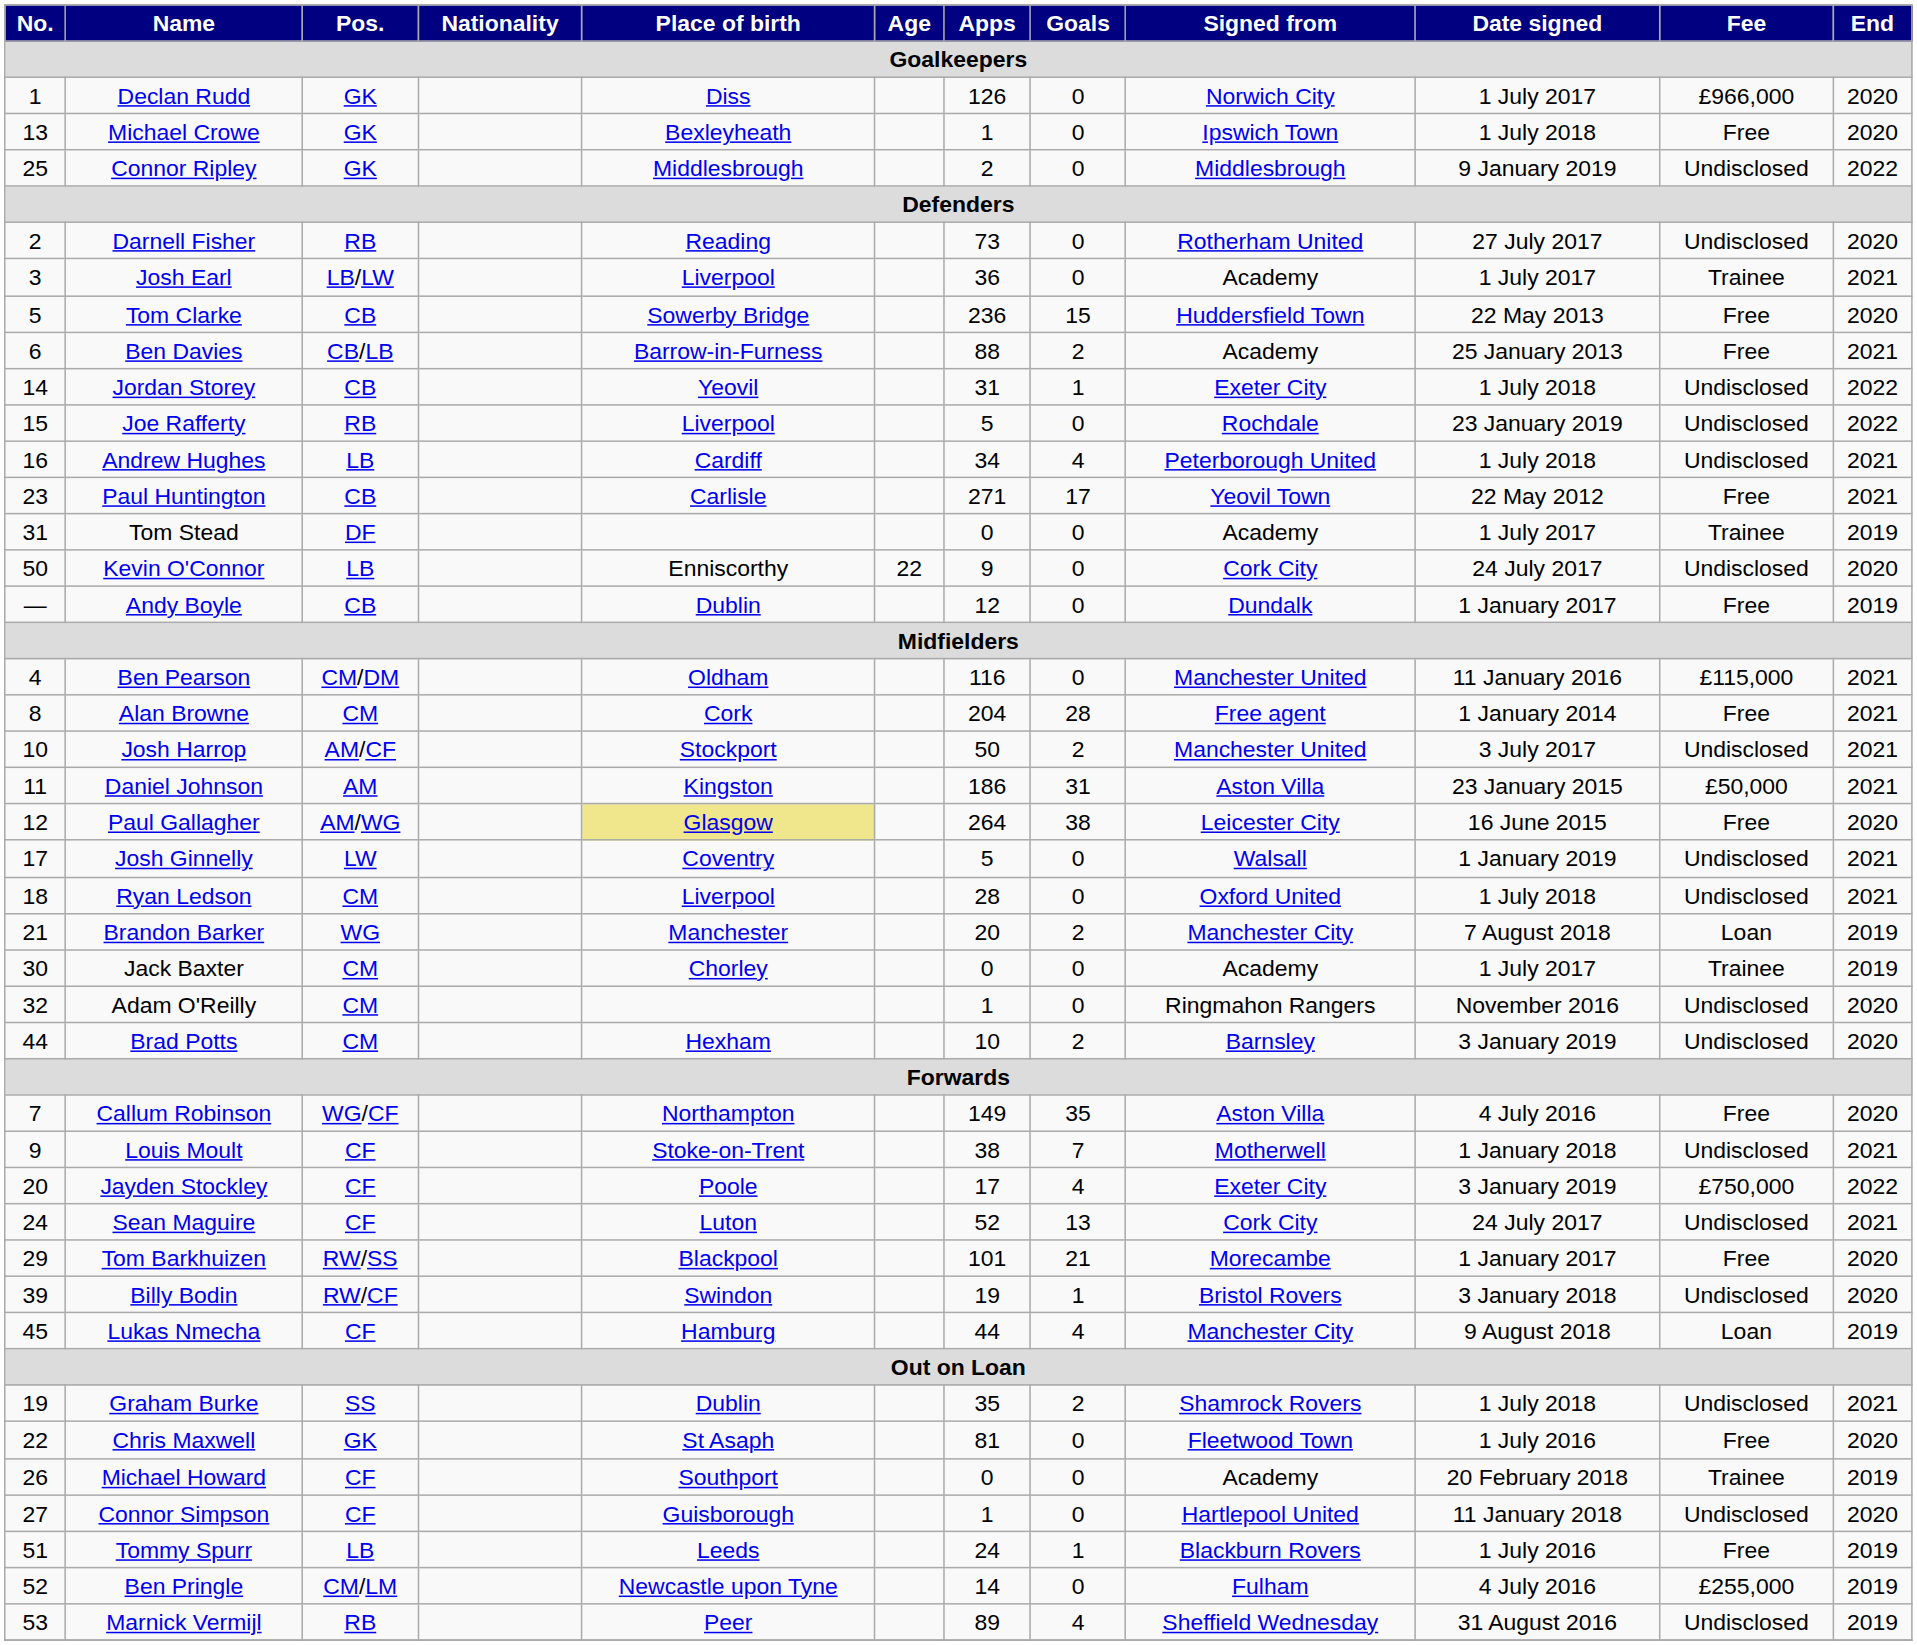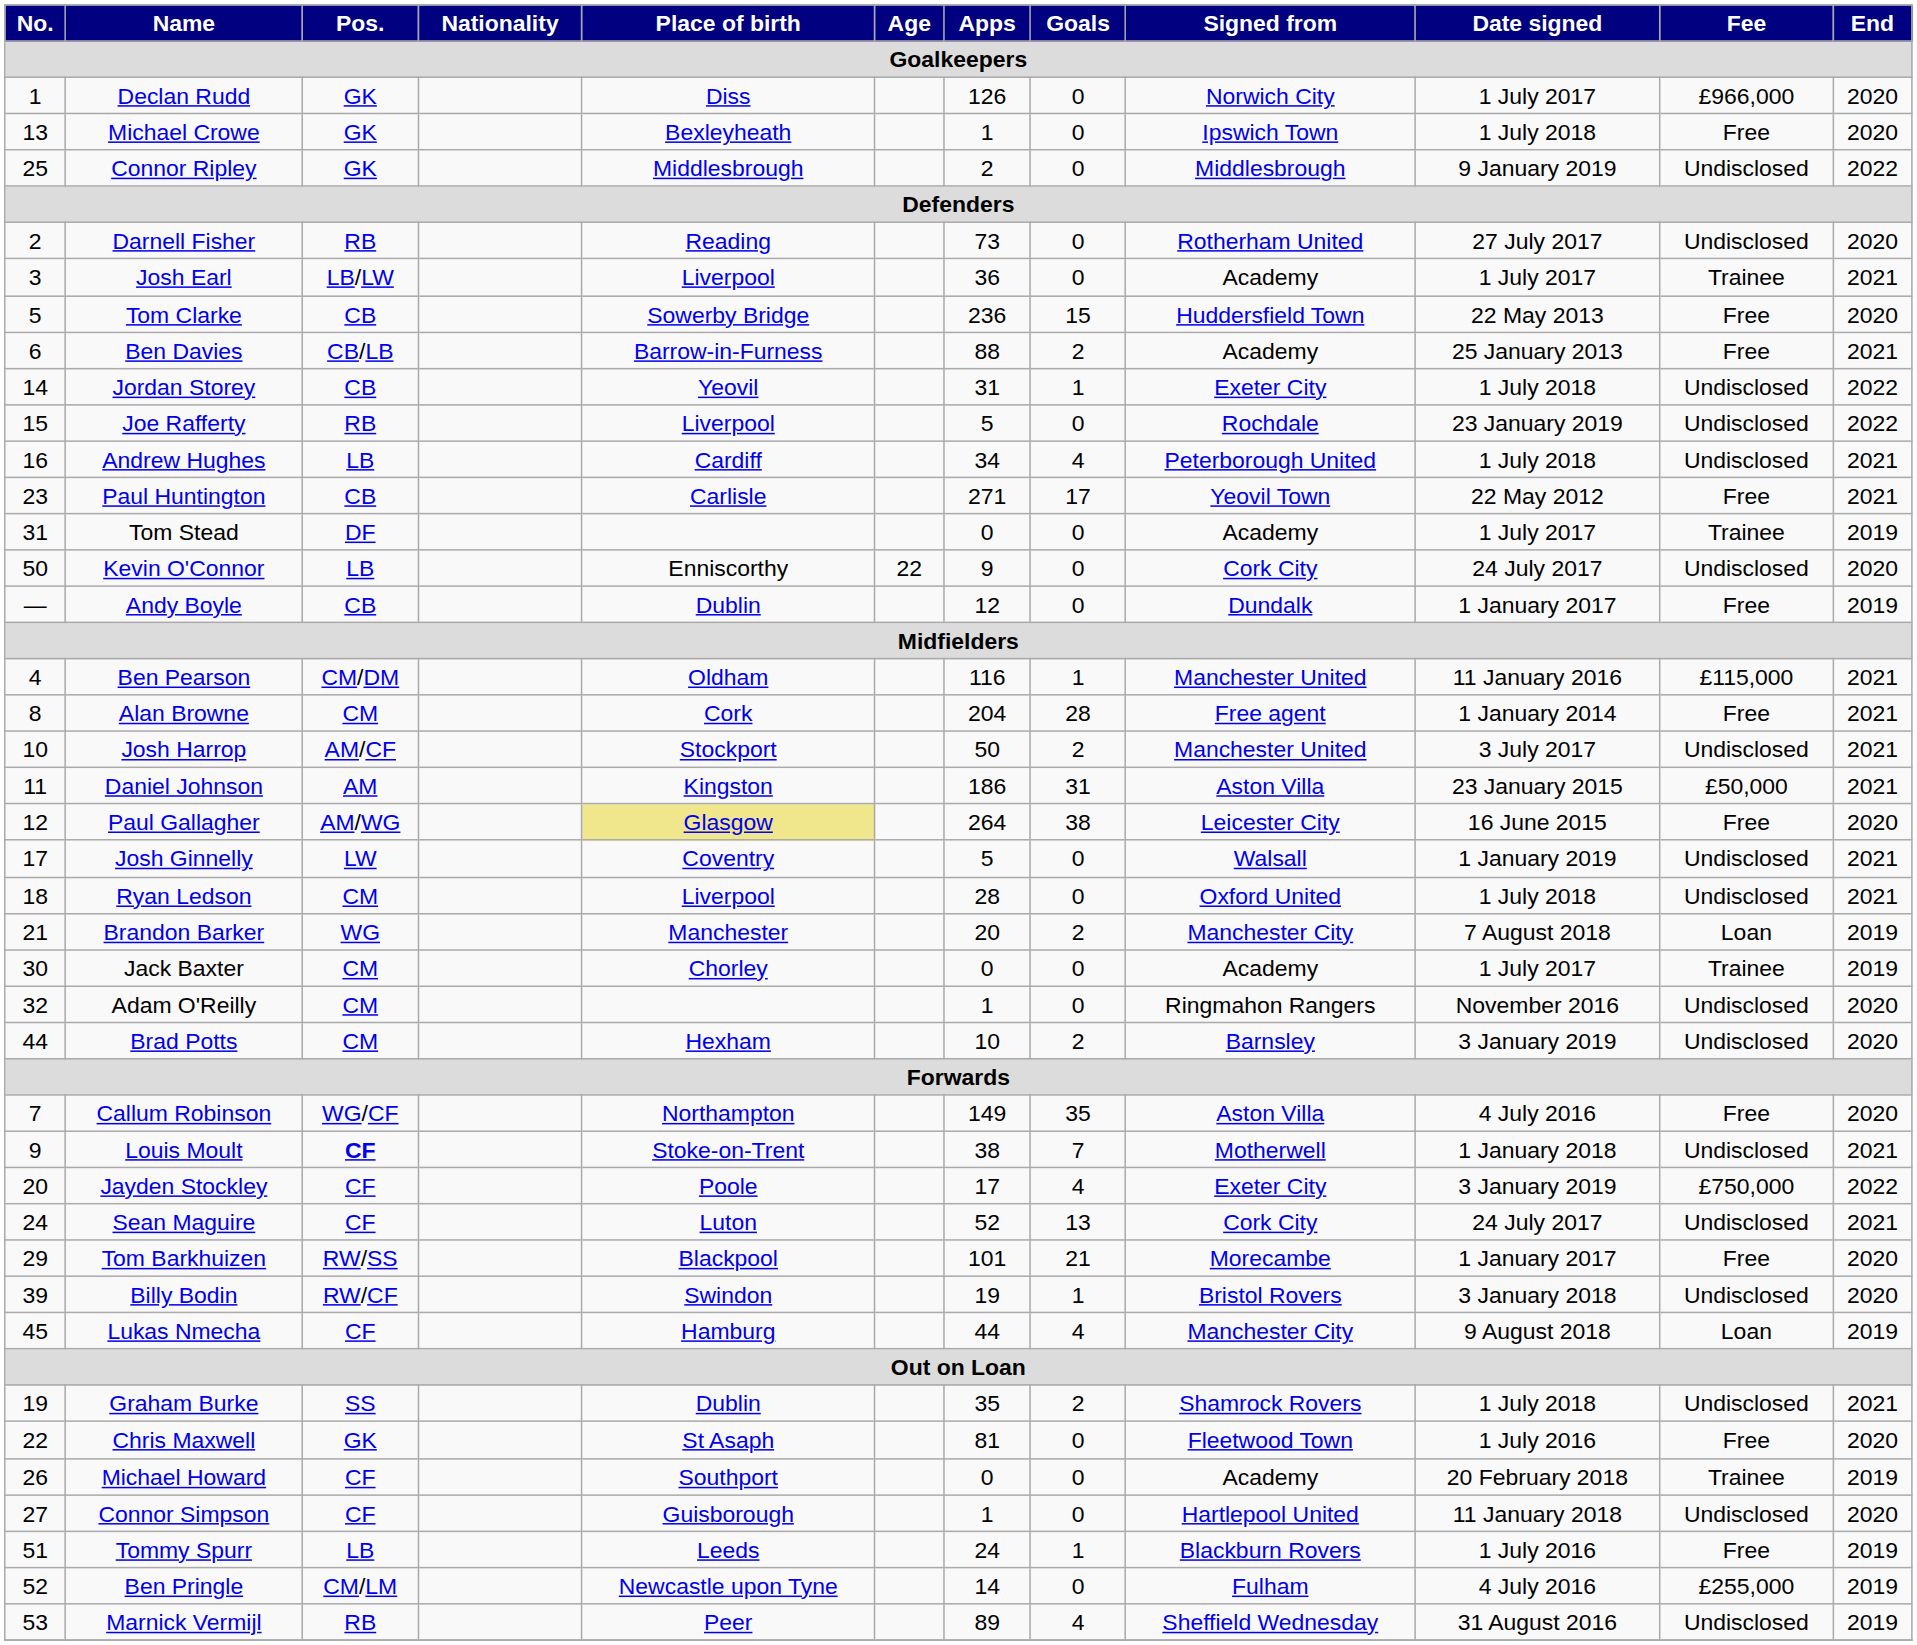(1078, 677) 0 -> (1078, 677) 1
(360, 1149) normal -> (360, 1149) bold
